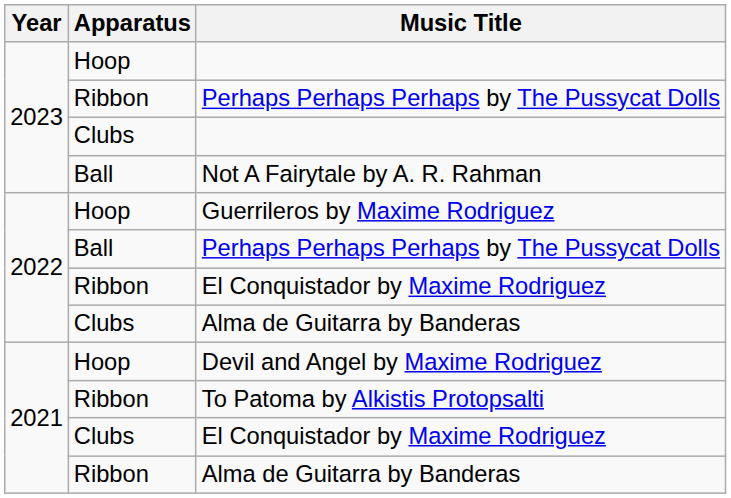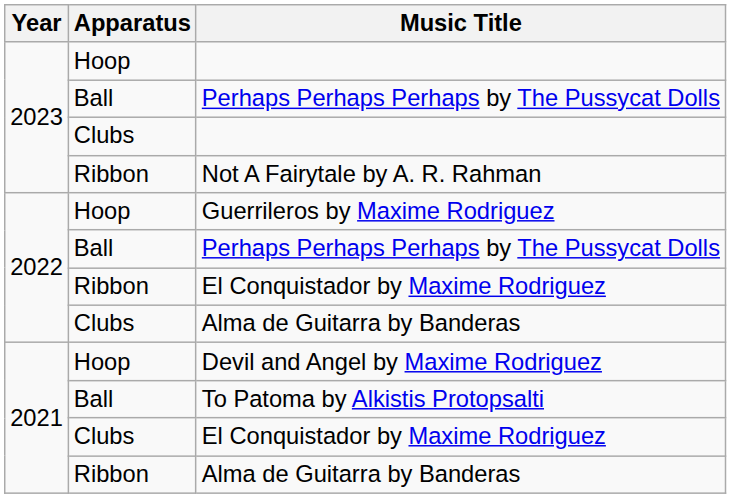(111, 98) Ribbon -> (94, 98) Ball
(94, 173) Ball -> (111, 173) Ribbon
(111, 398) Ribbon -> (94, 398) Ball
